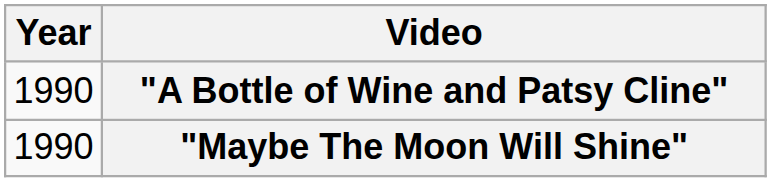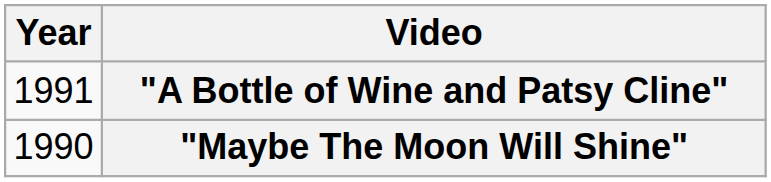(53, 90) 1990 -> (53, 90) 1991
